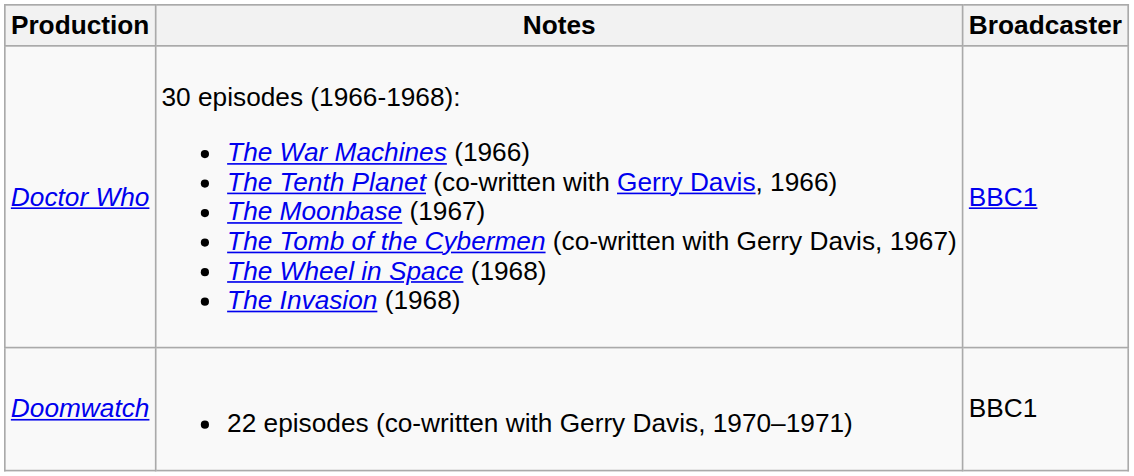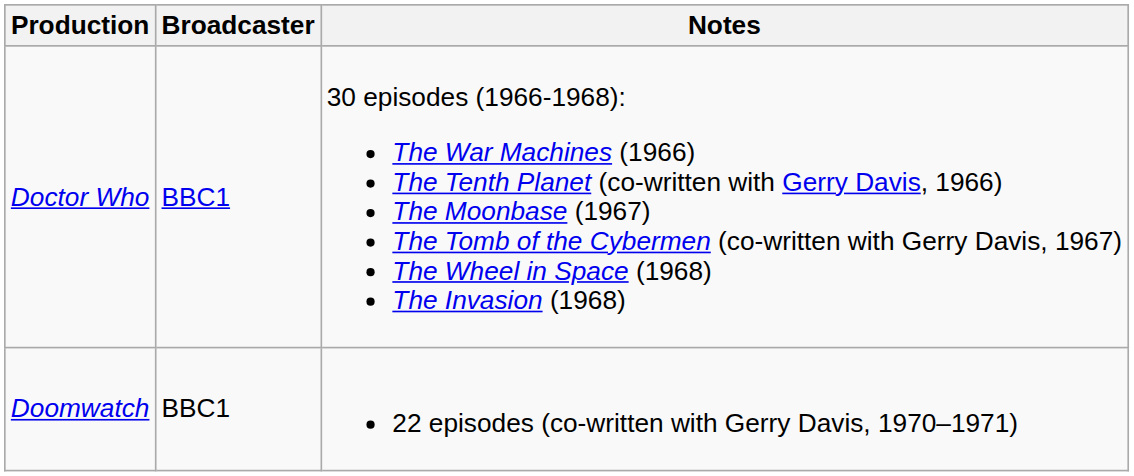columns swapped: (559, 25) <-> (1045, 25)
